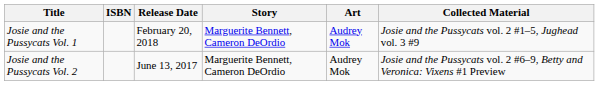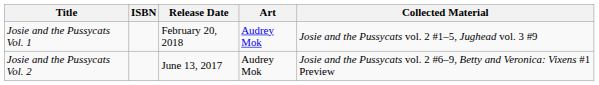- column: (265, 13)
